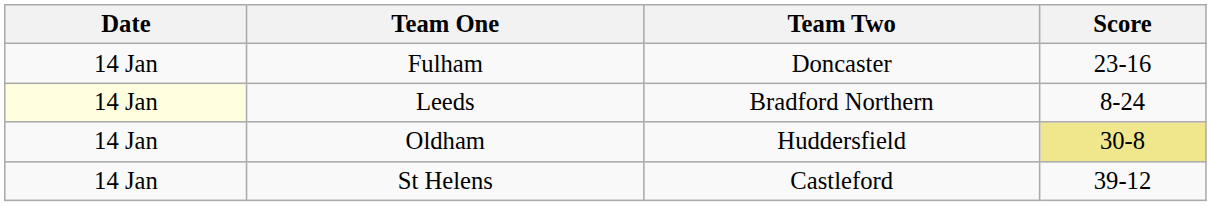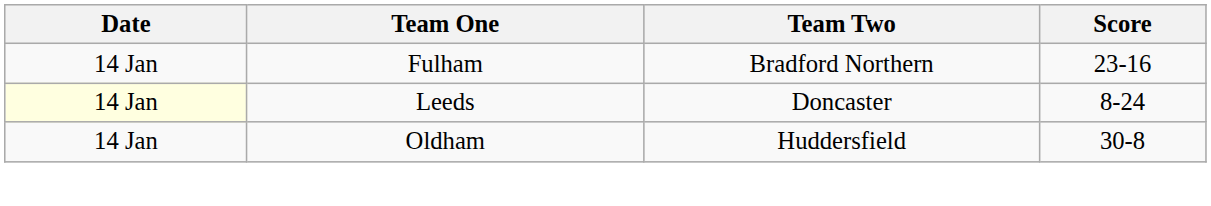(842, 63) Doncaster -> (842, 63) Bradford Northern
(842, 102) Bradford Northern -> (842, 102) Doncaster
(1123, 141) khaki background -> (1123, 141) no background
- row: (445, 180)
